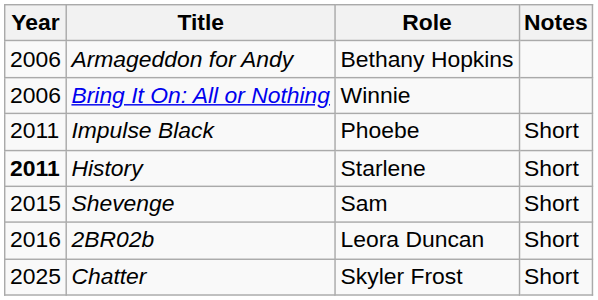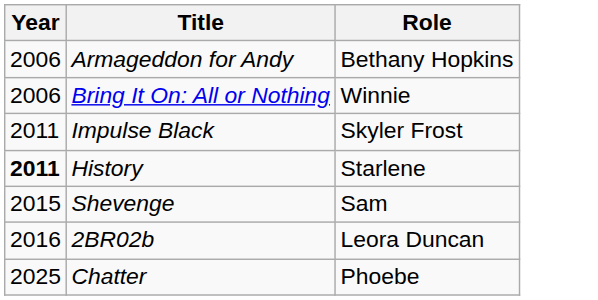- column: (556, 22)
(380, 131) Phoebe -> (402, 131) Skyler Frost
(402, 276) Skyler Frost -> (380, 276) Phoebe
